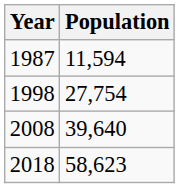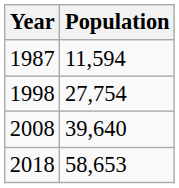(96, 164) 58,623 -> (96, 164) 58,653
